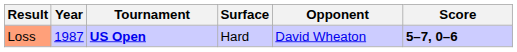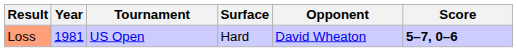(69, 36) 1987 -> (69, 36) 1981
(118, 36) bold -> (117, 36) normal
